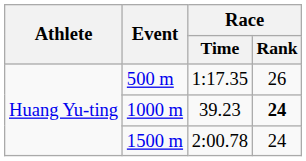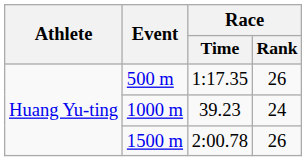(277, 110) bold -> (277, 110) normal
(277, 141) 24 -> (277, 141) 26
